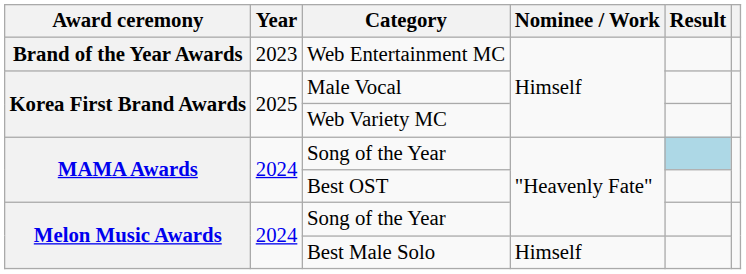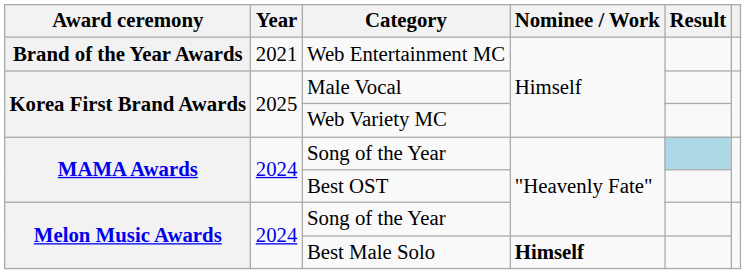(277, 53) 2023 -> (277, 53) 2021
(548, 251) normal -> (549, 251) bold
